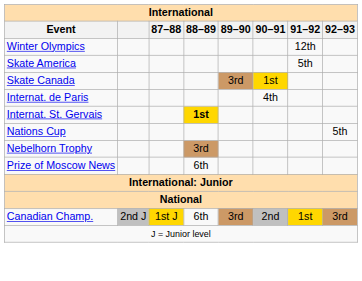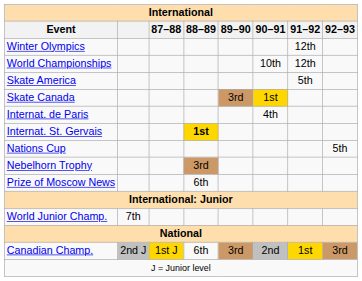+ row: (59, 64)
+ row: (57, 217)
